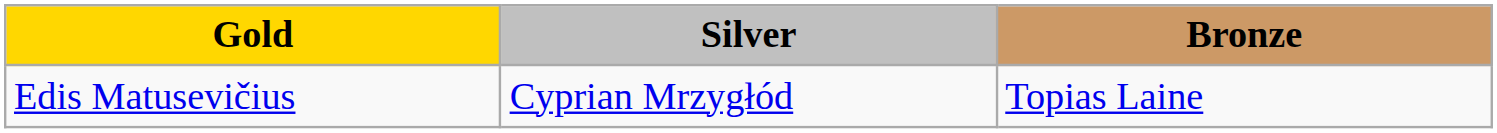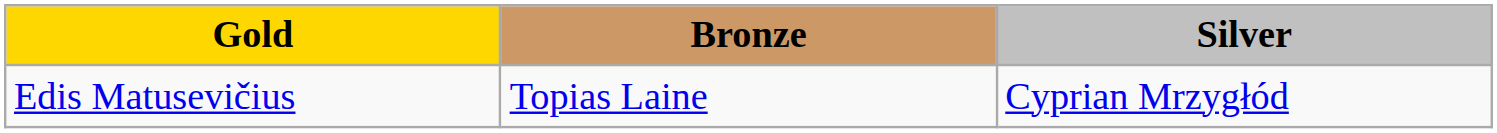columns swapped: (749, 34) <-> (1244, 34)
